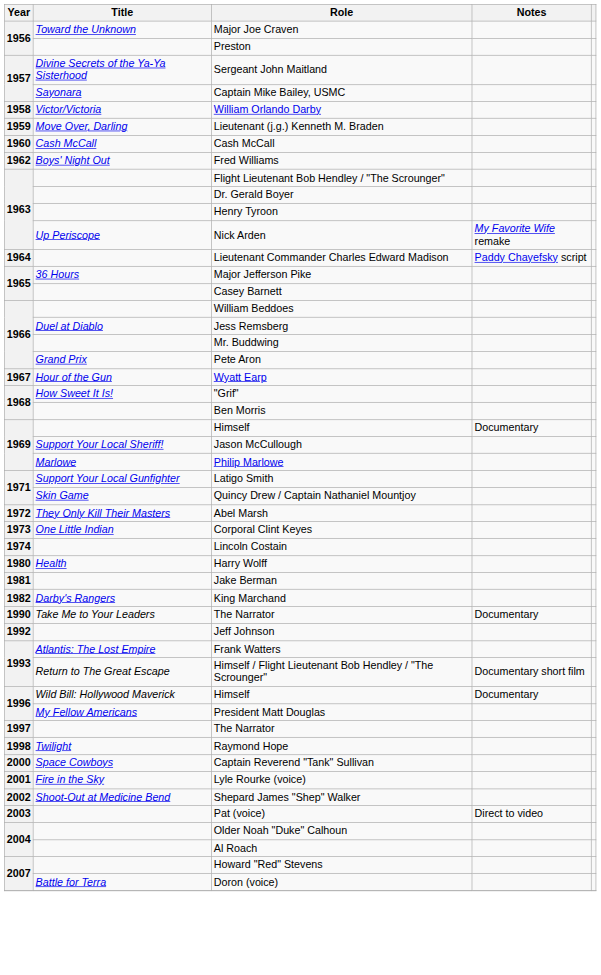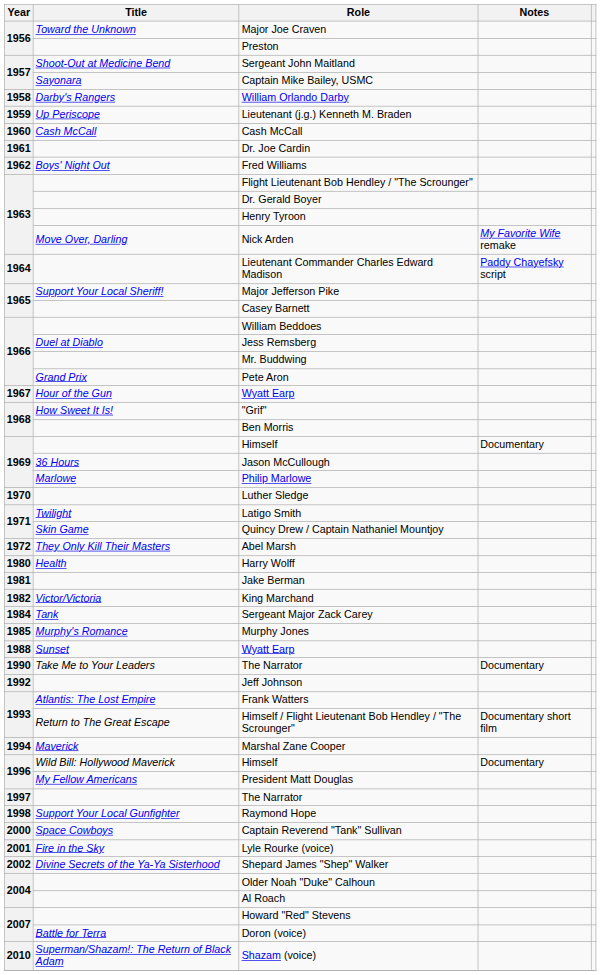(101, 70) Divine Secrets of the Ya-Ya Sisterhood -> (103, 64) Shoot-Out at Medicine Bend
(68, 110) Victor/Victoria -> (75, 98) Darby's Rangers
(81, 127) Move Over, Darling -> (68, 115) Up Periscope
+ row: (19, 149)
(68, 235) Up Periscope -> (81, 240) Move Over, Darling
(57, 275) 36 Hours -> (100, 292) Support Your Local Sheriff!
(100, 445) Support Your Local Sheriff! -> (57, 462) 36 Hours
+ row: (19, 496)
(108, 479) Support Your Local Gunfighter -> (53, 513) Twilight
- row: (19, 530)
- row: (19, 547)
(75, 598) Darby's Rangers -> (68, 598) Victor/Victoria
+ row: (19, 615)
+ row: (19, 632)
+ row: (19, 649)
+ row: (19, 746)
(53, 746) Twilight -> (108, 814) Support Your Local Gunfighter
(103, 797) Shoot-Out at Medicine Bend -> (128, 865) Divine Secrets of the Ya-Ya Sisterhood
- row: (19, 814)
+ row: (19, 956)
